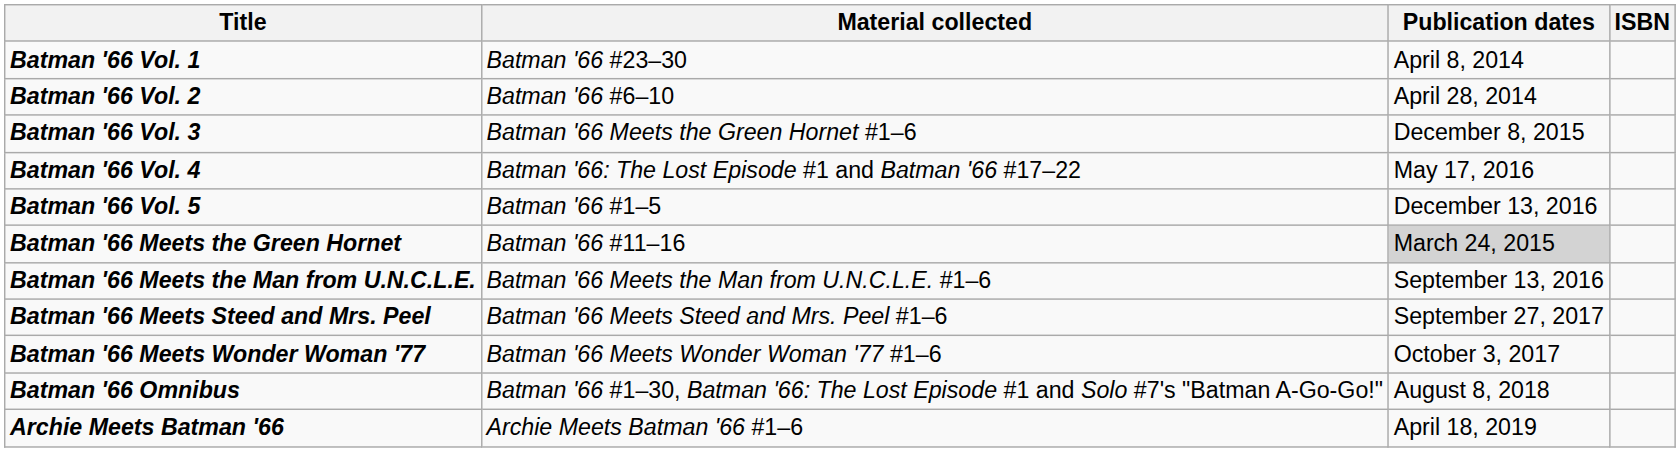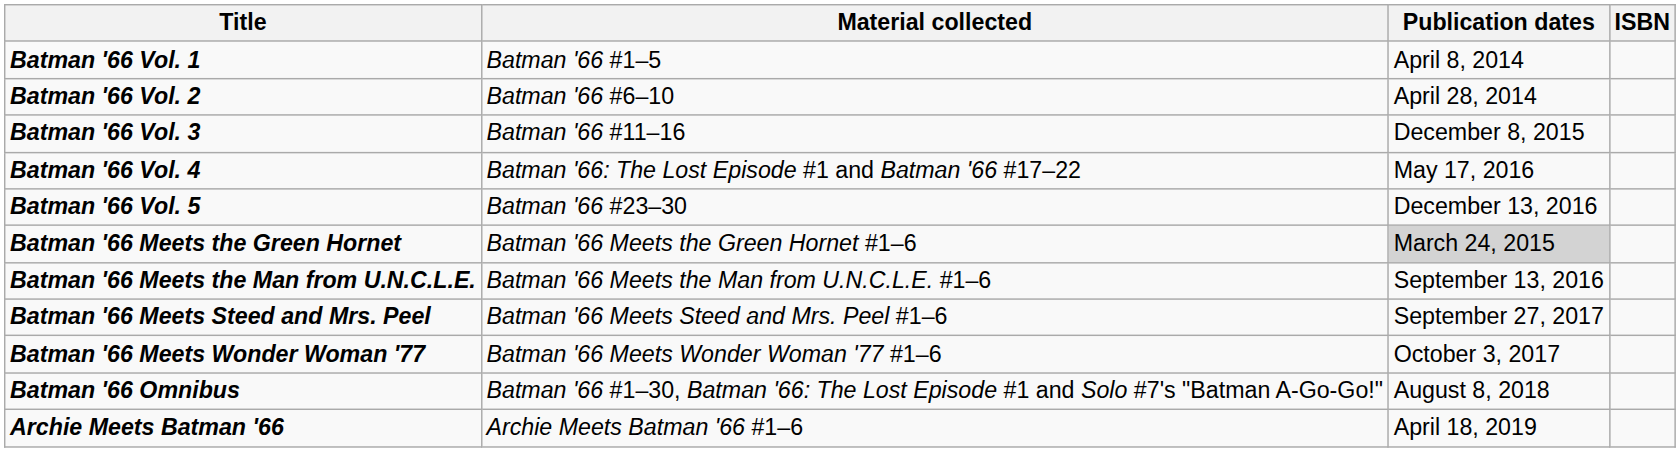(587, 59) Batman '66 #23–30 -> (574, 59) Batman '66 #1–5
(702, 133) Batman '66 Meets the Green Hornet #1–6 -> (586, 133) Batman '66 #11–16
(574, 206) Batman '66 #1–5 -> (587, 206) Batman '66 #23–30
(586, 243) Batman '66 #11–16 -> (702, 243) Batman '66 Meets the Green Hornet #1–6
